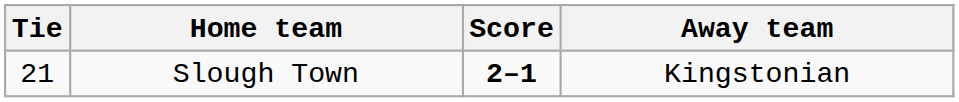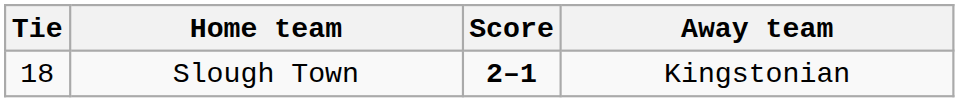(37, 74) 21 -> (37, 74) 18
